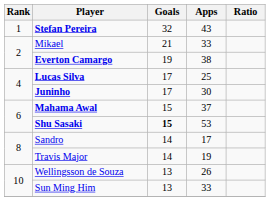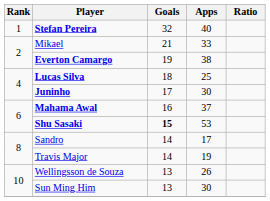(206, 28) 43 -> (206, 28) 40
(167, 76) 17 -> (167, 76) 18
(167, 108) 15 -> (167, 108) 16
(206, 188) 33 -> (206, 188) 30
